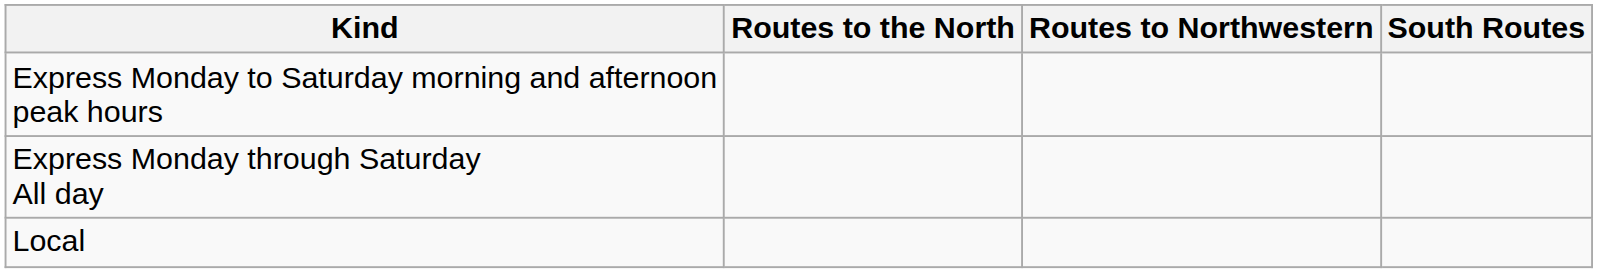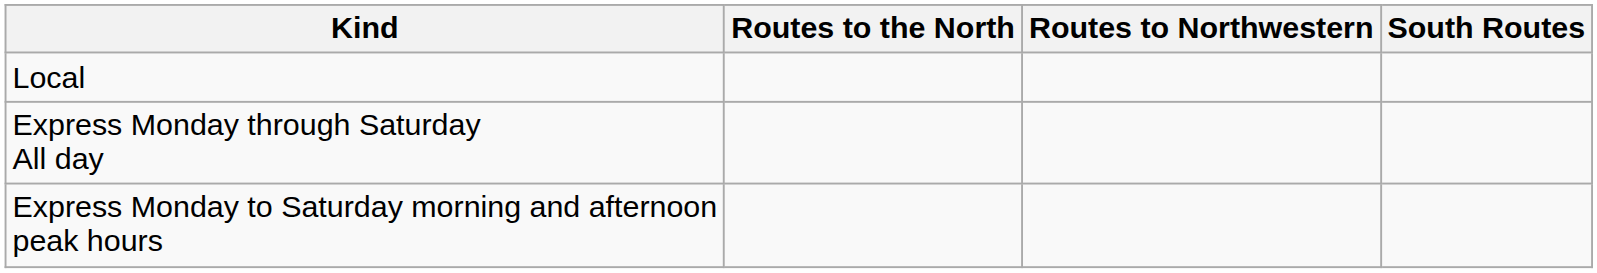rows swapped: (49, 241) <-> (365, 93)
